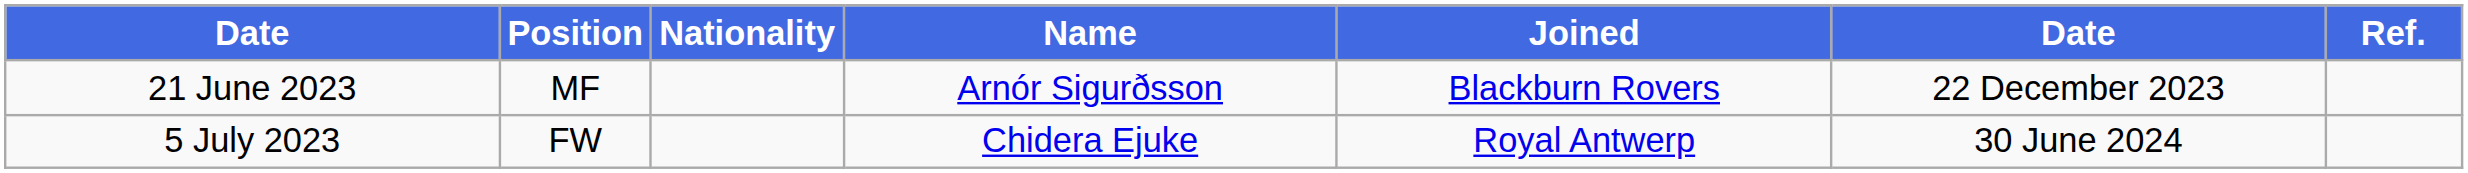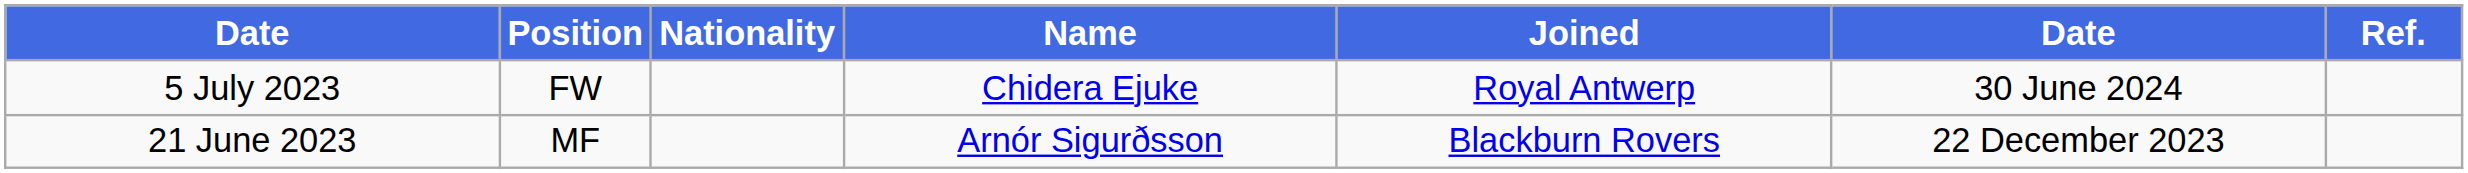rows swapped: (252, 87) <-> (252, 142)
